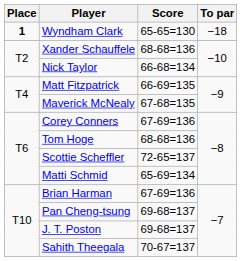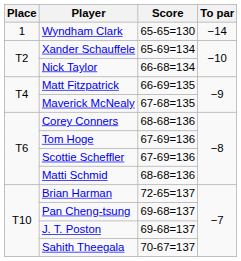(22, 31) bold -> (22, 31) normal
(217, 31) −18 -> (217, 31) −14
(168, 49) 68-68=136 -> (168, 49) 65-69=134
(168, 121) 67-69=136 -> (168, 121) 68-68=136
(168, 139) 68-68=136 -> (168, 139) 67-69=136
(168, 157) 72-65=137 -> (168, 157) 67-69=136
(168, 175) 65-69=134 -> (168, 175) 68-68=136
(168, 193) 67-69=136 -> (168, 193) 72-65=137
